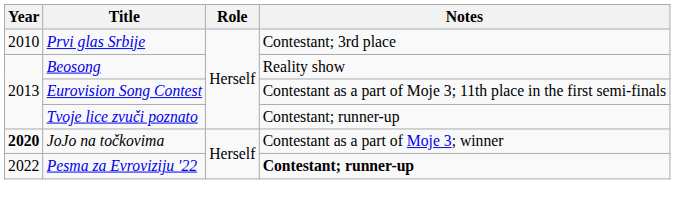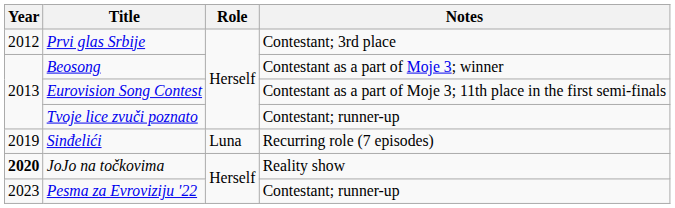(24, 41) 2010 -> (24, 41) 2012
(304, 66) Reality show -> (383, 66) Contestant as a part of Moje 3; winner
+ row: (74, 141)
(383, 141) Contestant as a part of Moje 3; winner -> (304, 166) Reality show
(24, 166) 2022 -> (24, 191) 2023
(338, 166) bold -> (331, 191) normal
